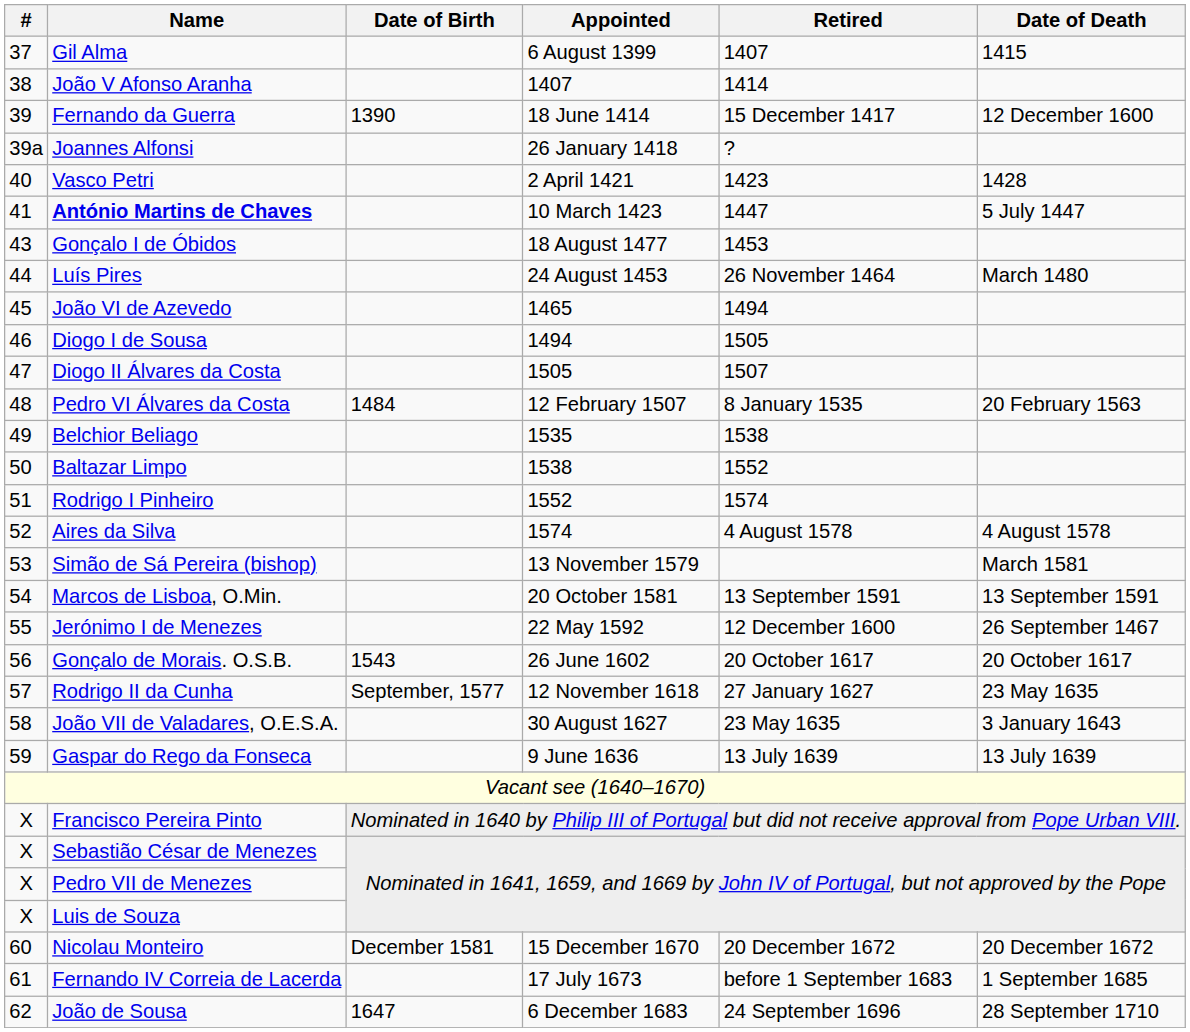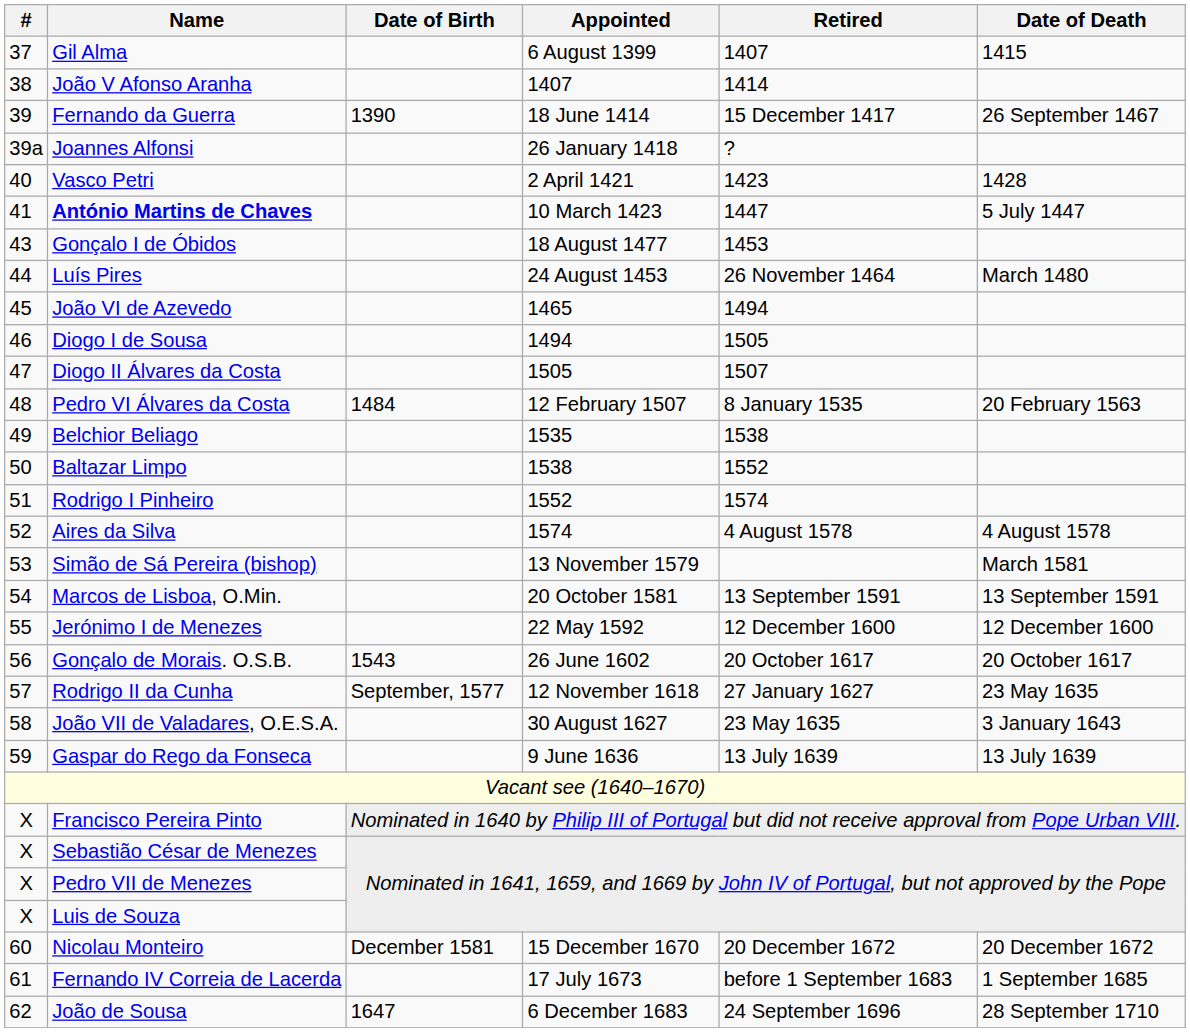(1070, 116) 12 December 1600 -> (1070, 116) 26 September 1467
(1070, 627) 26 September 1467 -> (1070, 627) 12 December 1600
